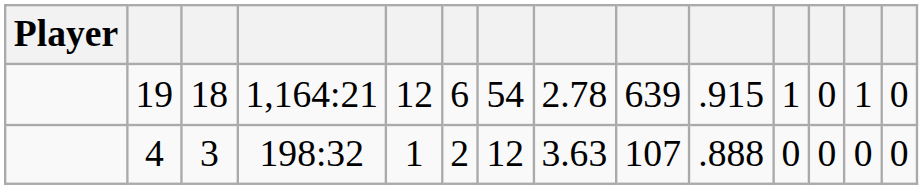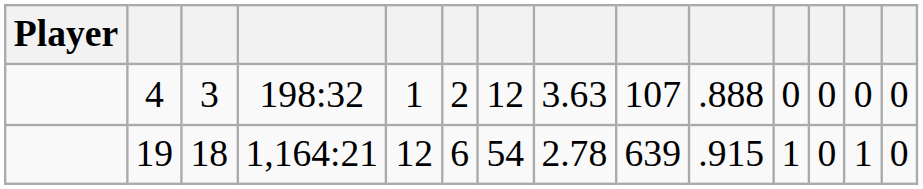rows swapped: (154, 93) <-> (154, 153)
